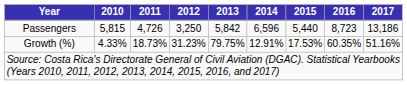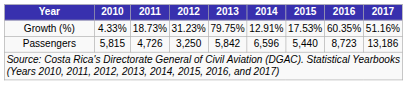rows swapped: (49, 28) <-> (49, 44)
